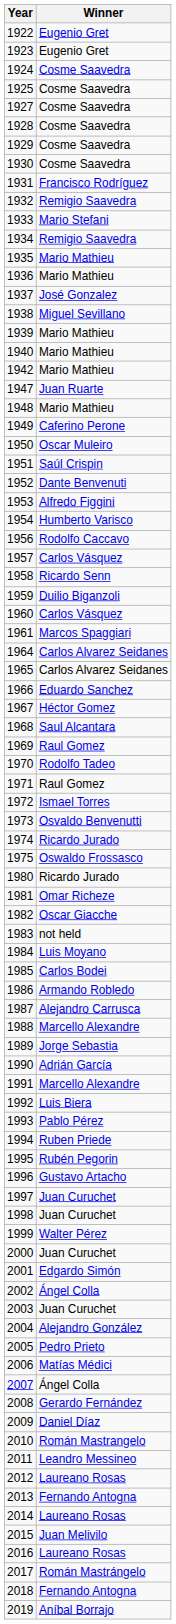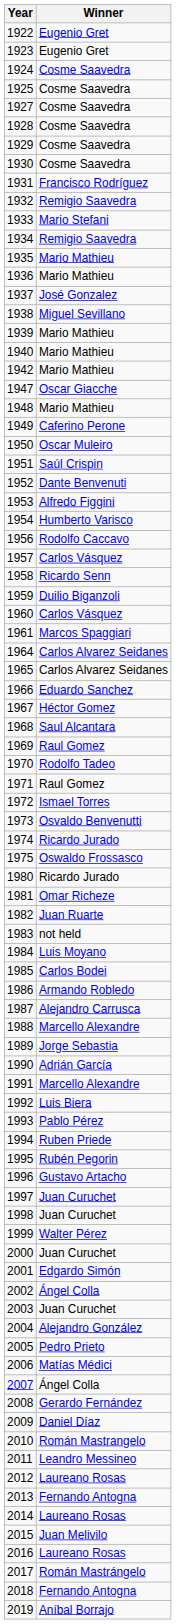(71, 389) Juan Ruarte -> (78, 389) Oscar Giacche
(78, 915) Oscar Giacche -> (71, 915) Juan Ruarte
